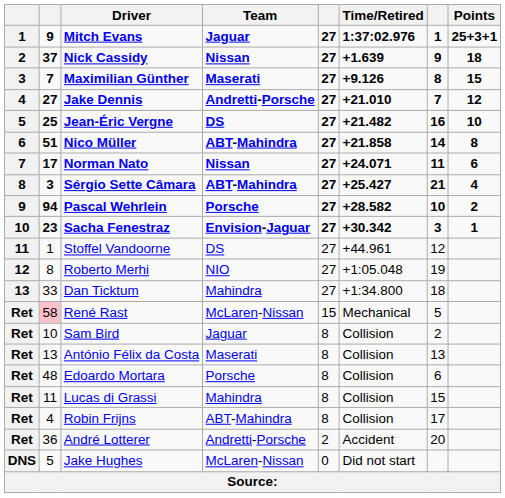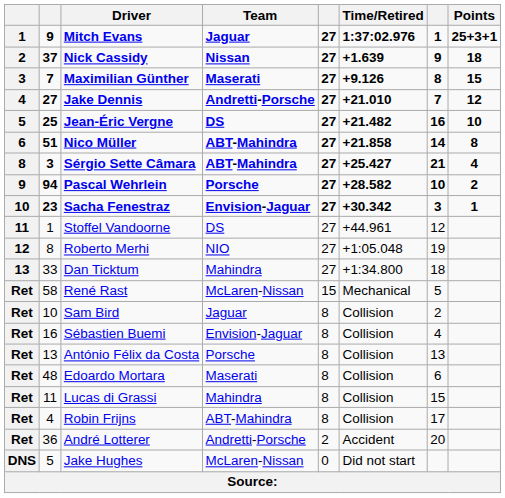- row: (106, 163)
(50, 312) pink background -> (50, 291) no background
+ row: (115, 333)
(231, 354) Maserati -> (230, 354) Porsche
(230, 375) Porsche -> (231, 375) Maserati
